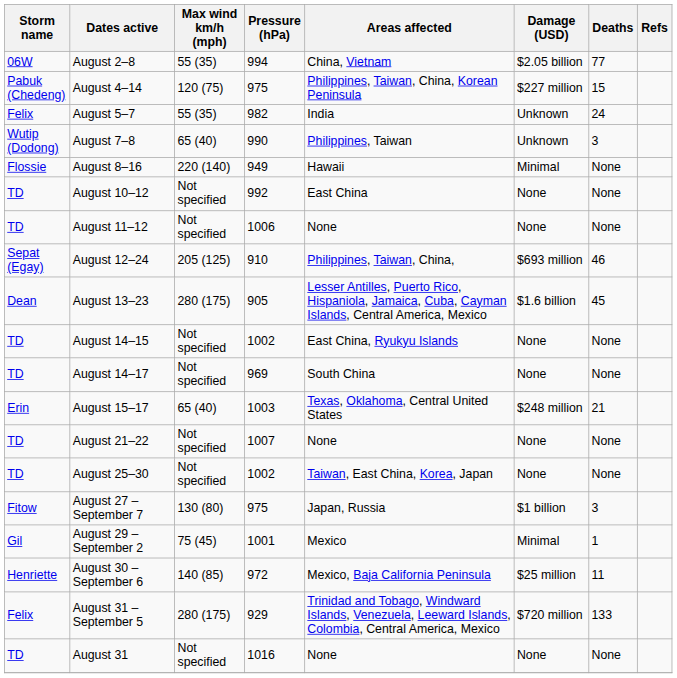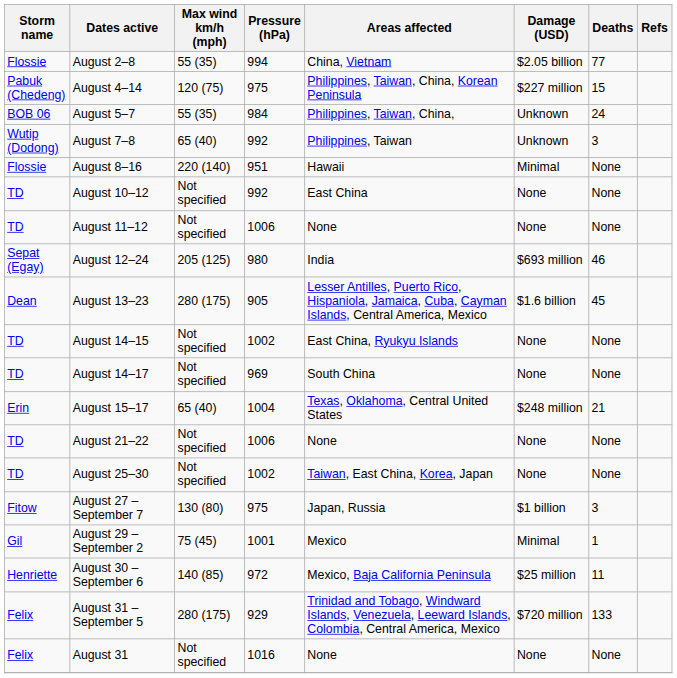(20, 61) 06W -> (27, 61) Flossie
(20, 114) Felix -> (29, 114) BOB 06
(258, 114) 982 -> (258, 114) 984
(321, 114) India -> (381, 114) Philippines, Taiwan, China,
(258, 140) 990 -> (258, 140) 992
(258, 167) 949 -> (258, 167) 951
(258, 260) 910 -> (258, 260) 980
(381, 260) Philippines, Taiwan, China, -> (321, 260) India
(261, 408) 1003 -> (261, 408) 1004
(261, 441) 1007 -> (261, 441) 1006
(15, 655) TD -> (20, 655) Felix
